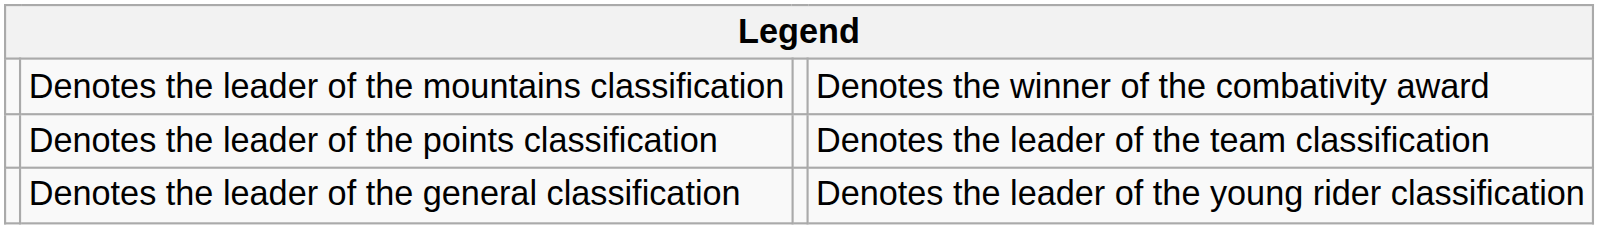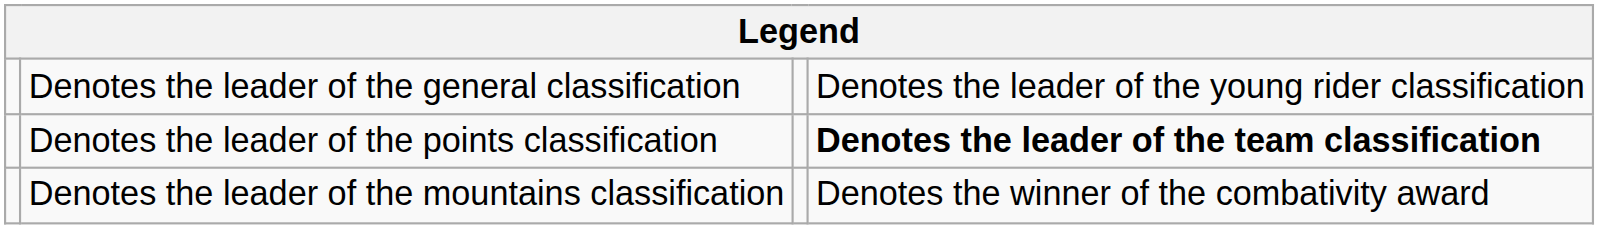rows swapped: (385, 194) <-> (407, 85)
(1153, 140) normal -> (1178, 140) bold
